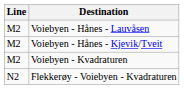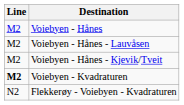+ row: (67, 28)
(14, 60) normal -> (14, 76) bold
